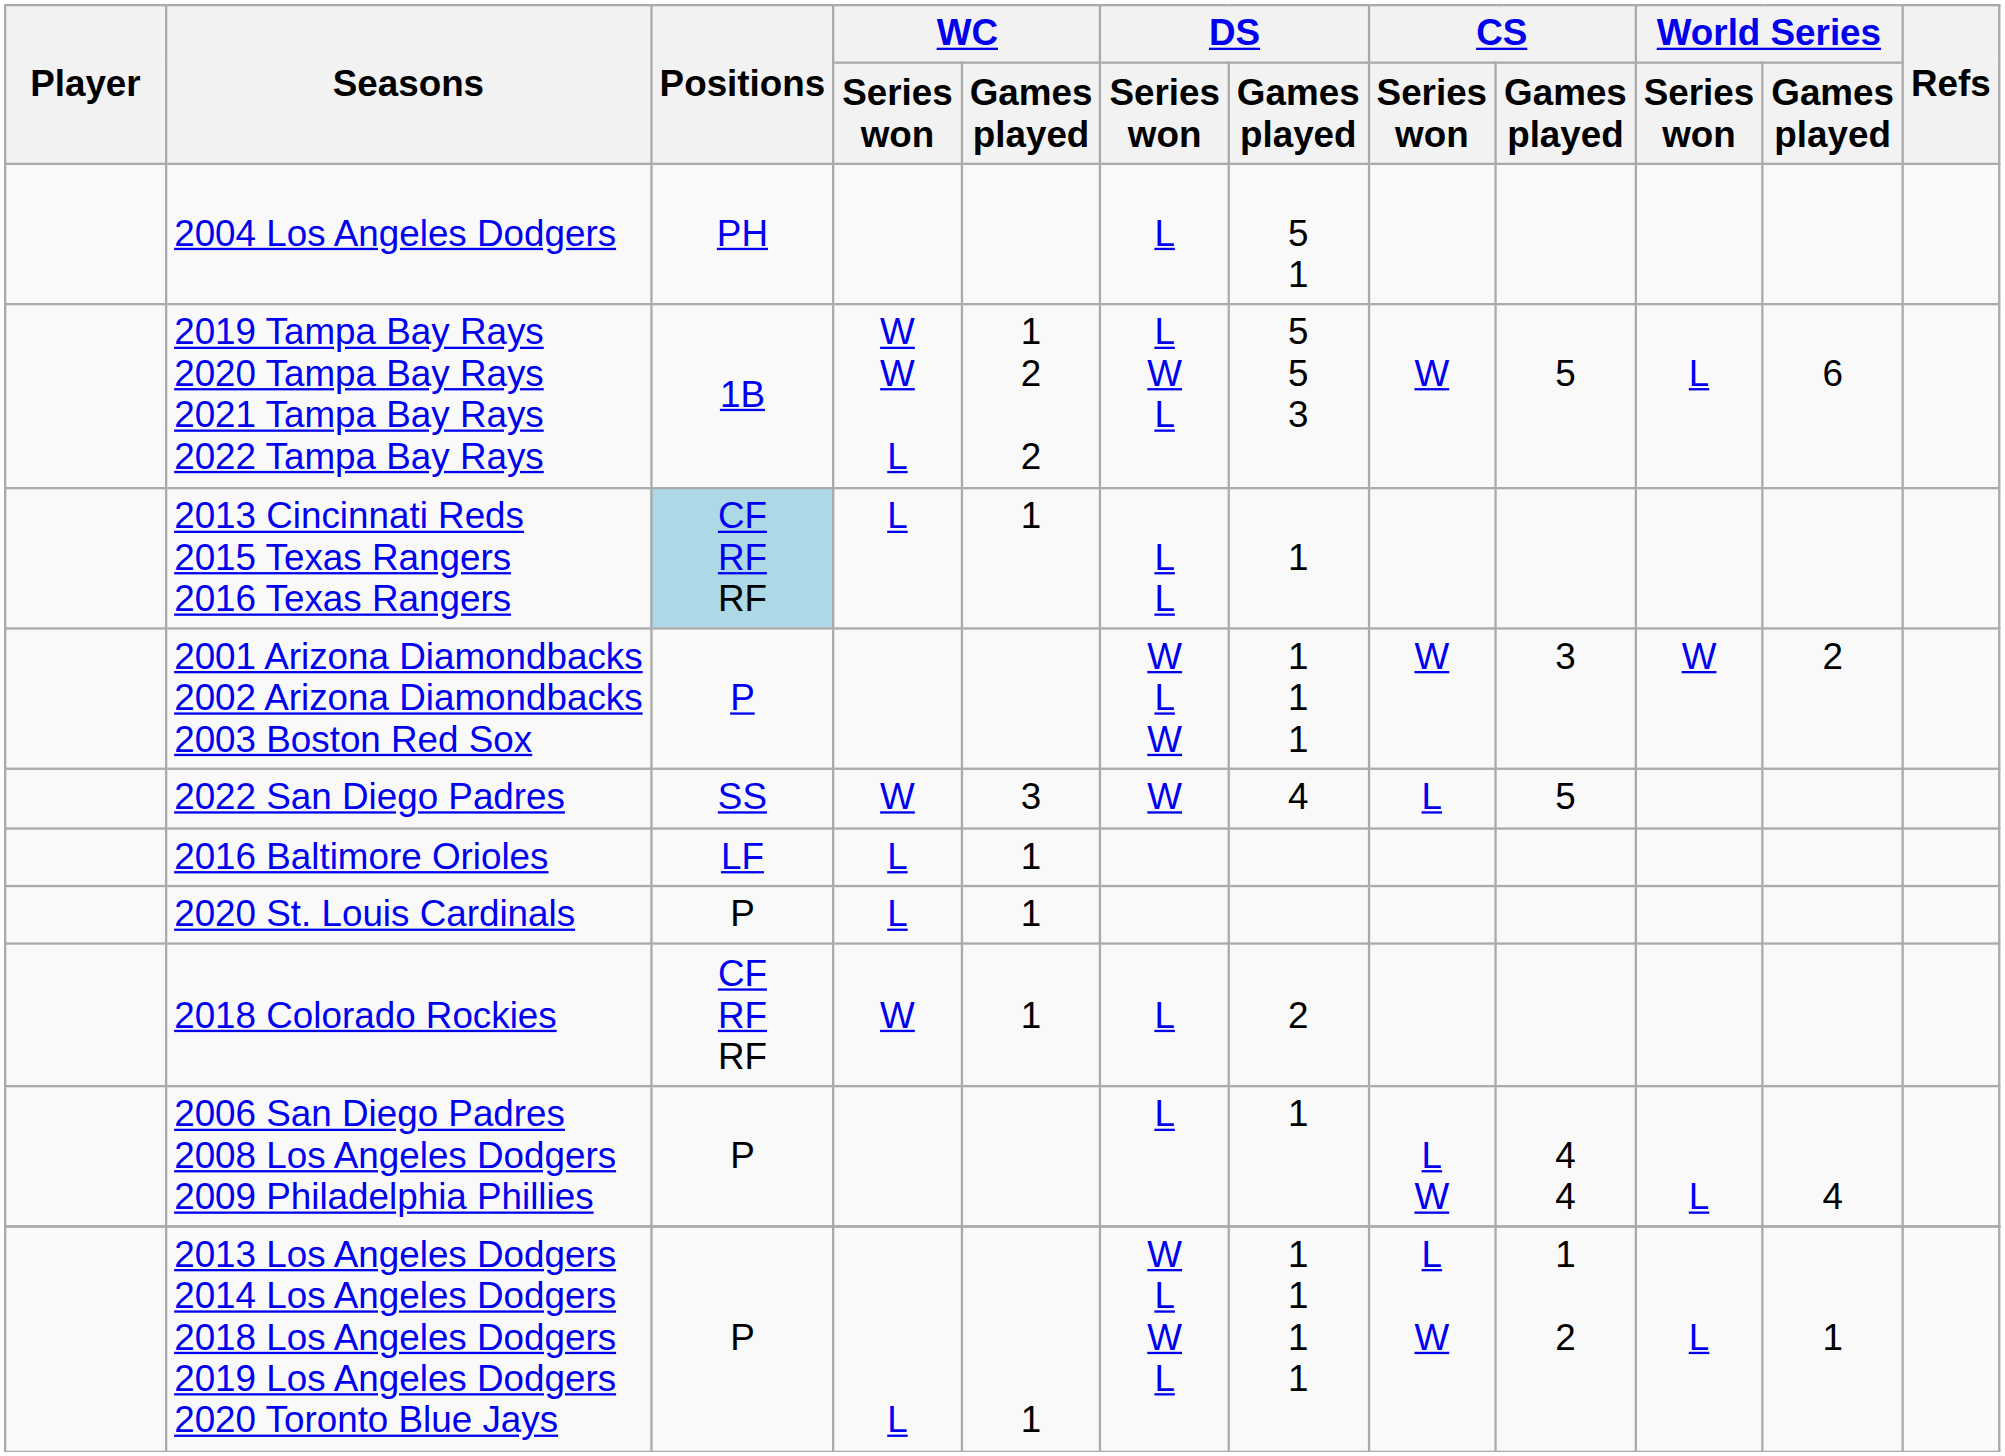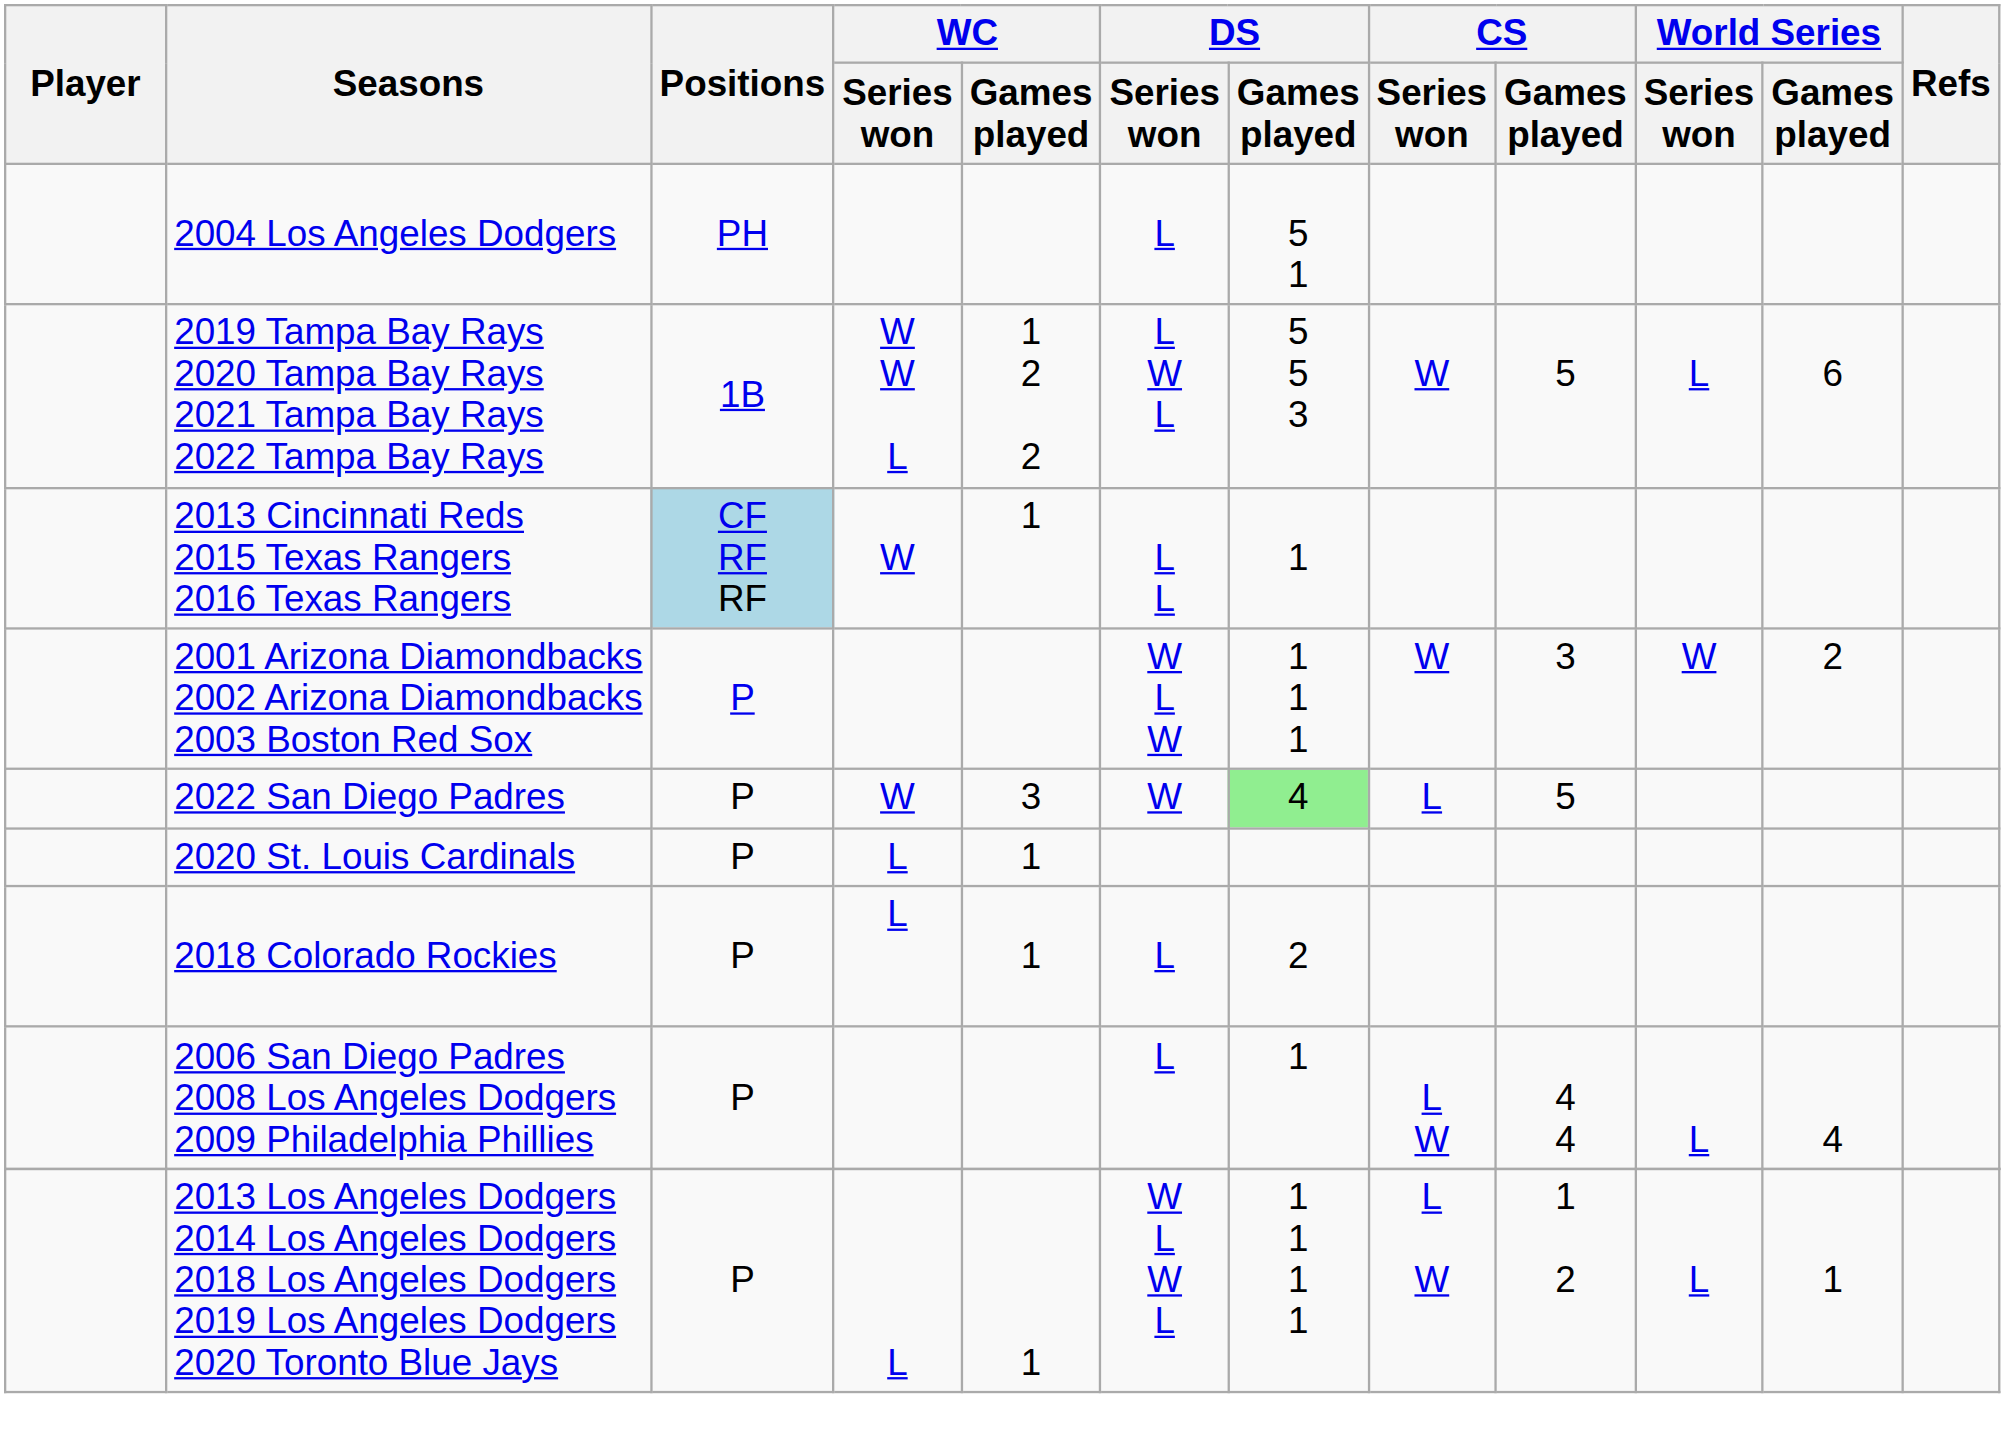(897, 556) L -> (897, 556) W
(742, 797) SS -> (742, 797) P
(1298, 797) no background -> (1298, 797) lightgreen background
- row: (361, 856)
(742, 1014) CF RF RF -> (742, 955) P
(897, 1014) W -> (897, 955) L
